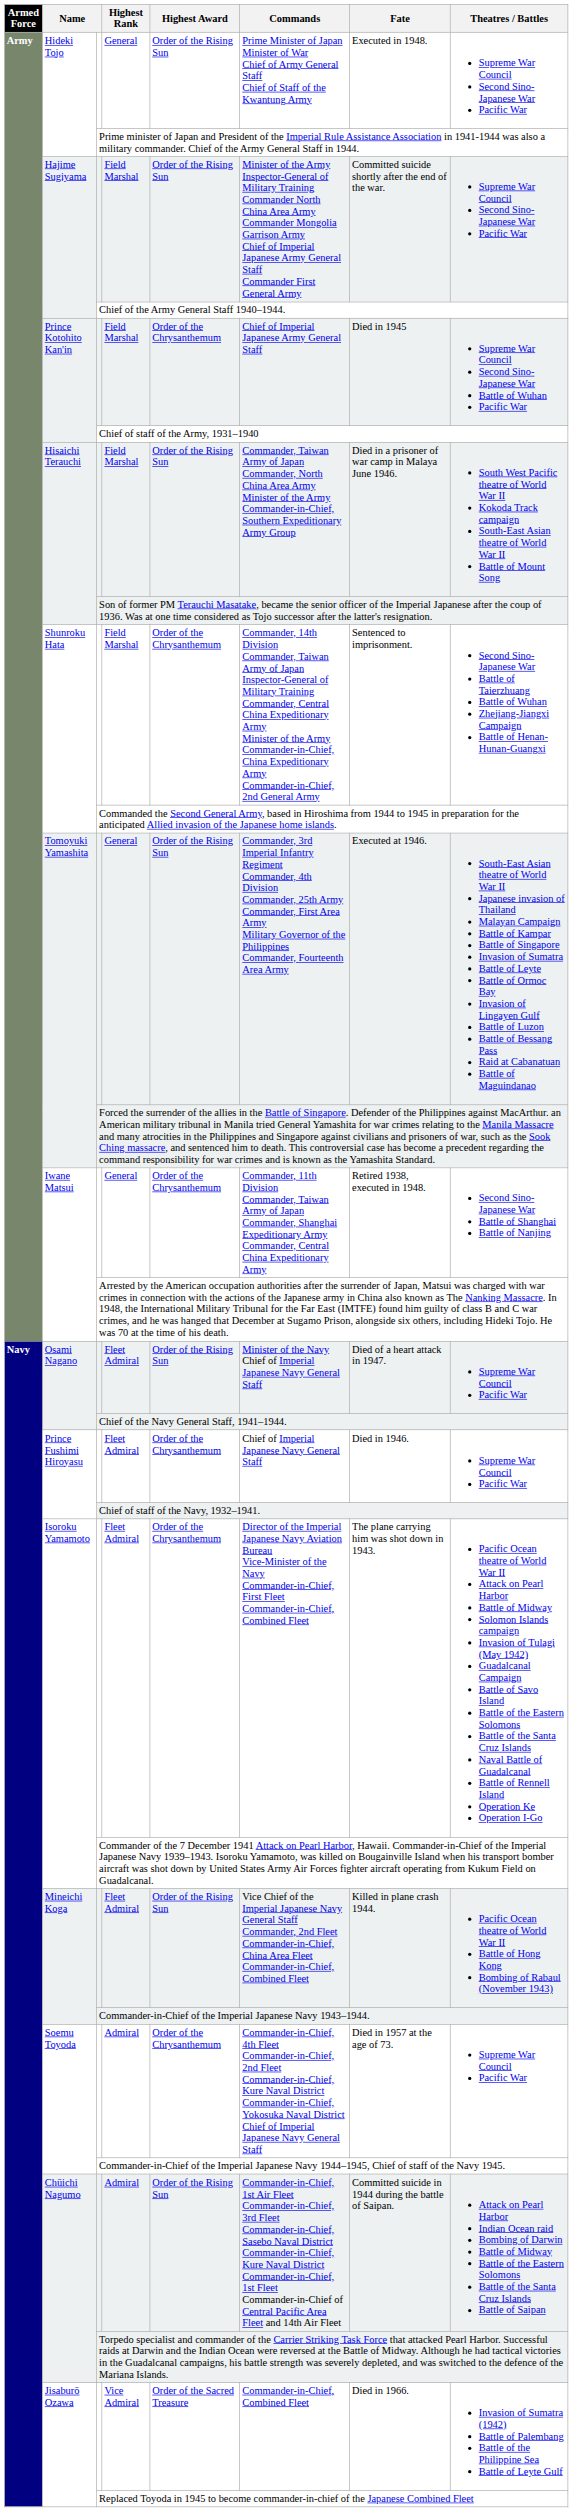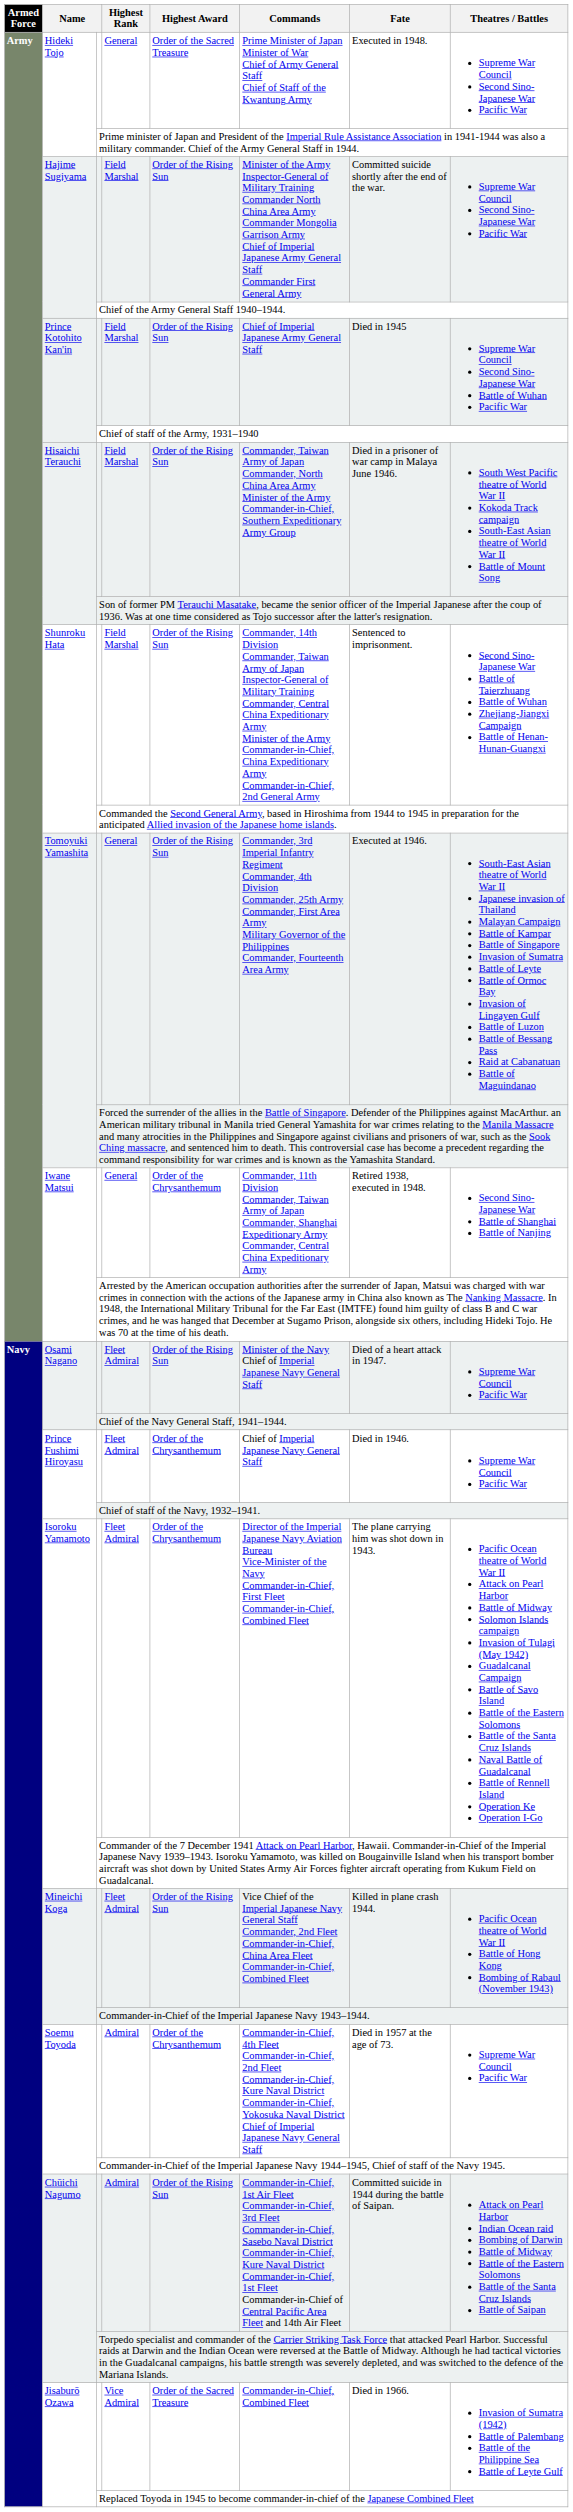(193, 46) Order of the Rising Sun -> (193, 46) Order of the Sacred Treasure
(187, 332) Order of the Chrysanthemum -> (193, 332) Order of the Rising Sun
(187, 638) Order of the Chrysanthemum -> (193, 638) Order of the Rising Sun
